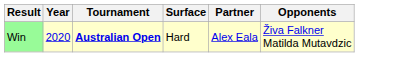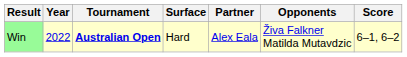+ column: (378, 13)
(58, 36) 2020 -> (58, 36) 2022
